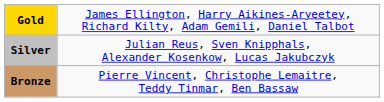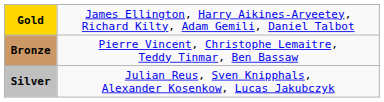rows swapped: (31, 51) <-> (31, 81)
